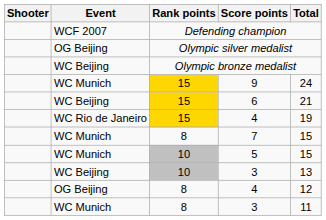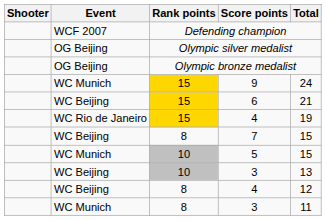(81, 66) WC Beijing -> (81, 66) OG Beijing
(83, 136) WC Munich -> (81, 136) WC Beijing
(81, 189) OG Beijing -> (81, 189) WC Beijing
